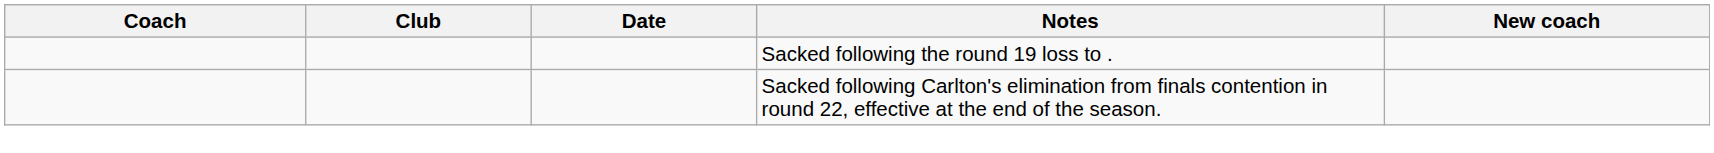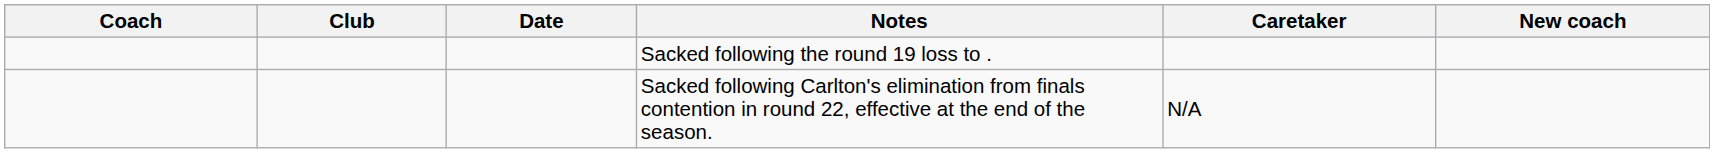+ column: (1299, 21)
